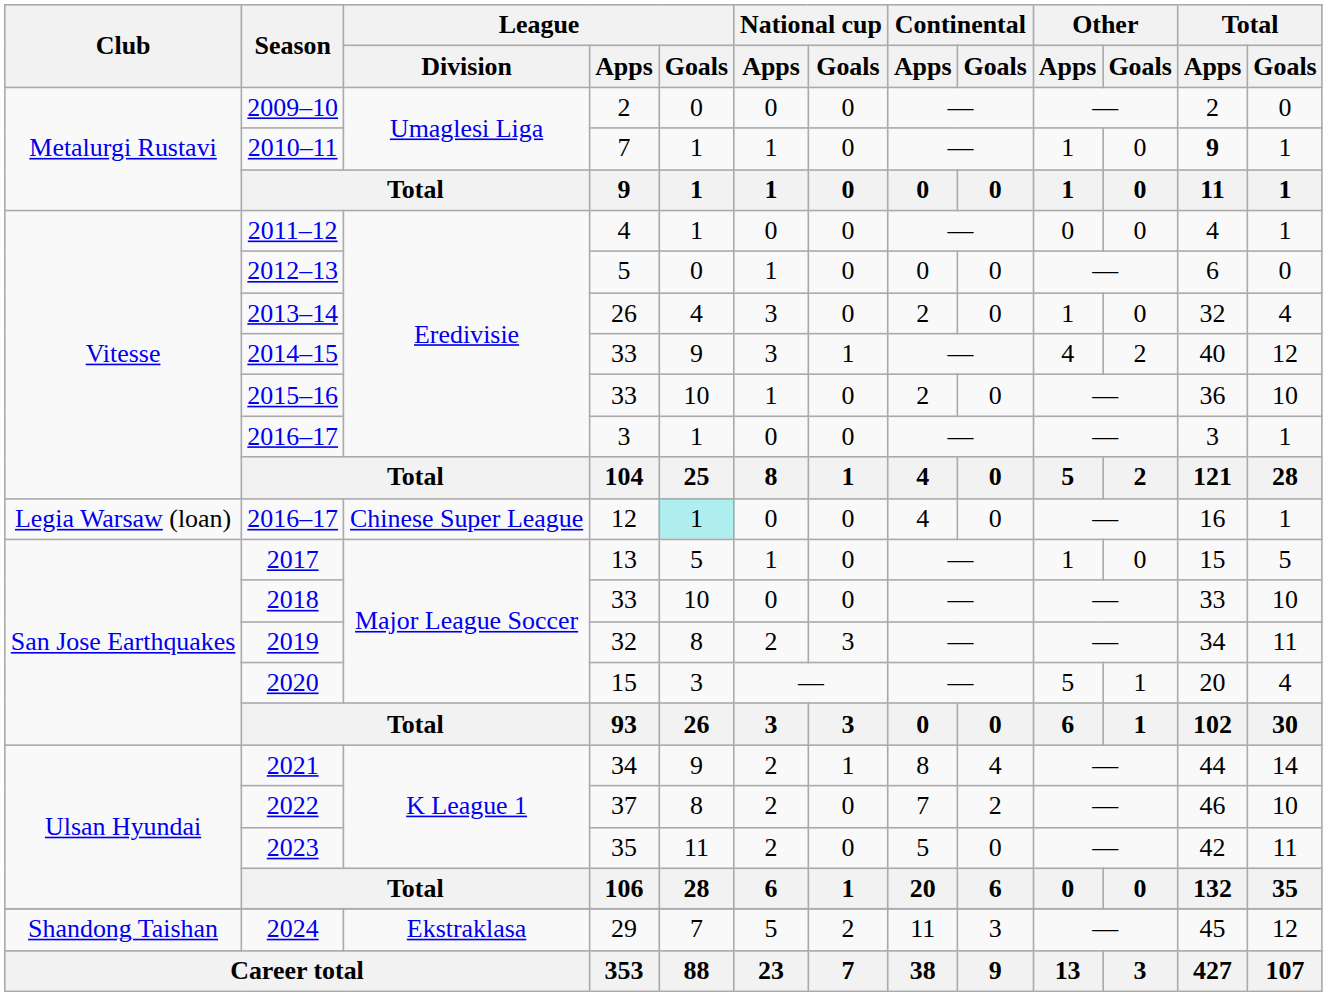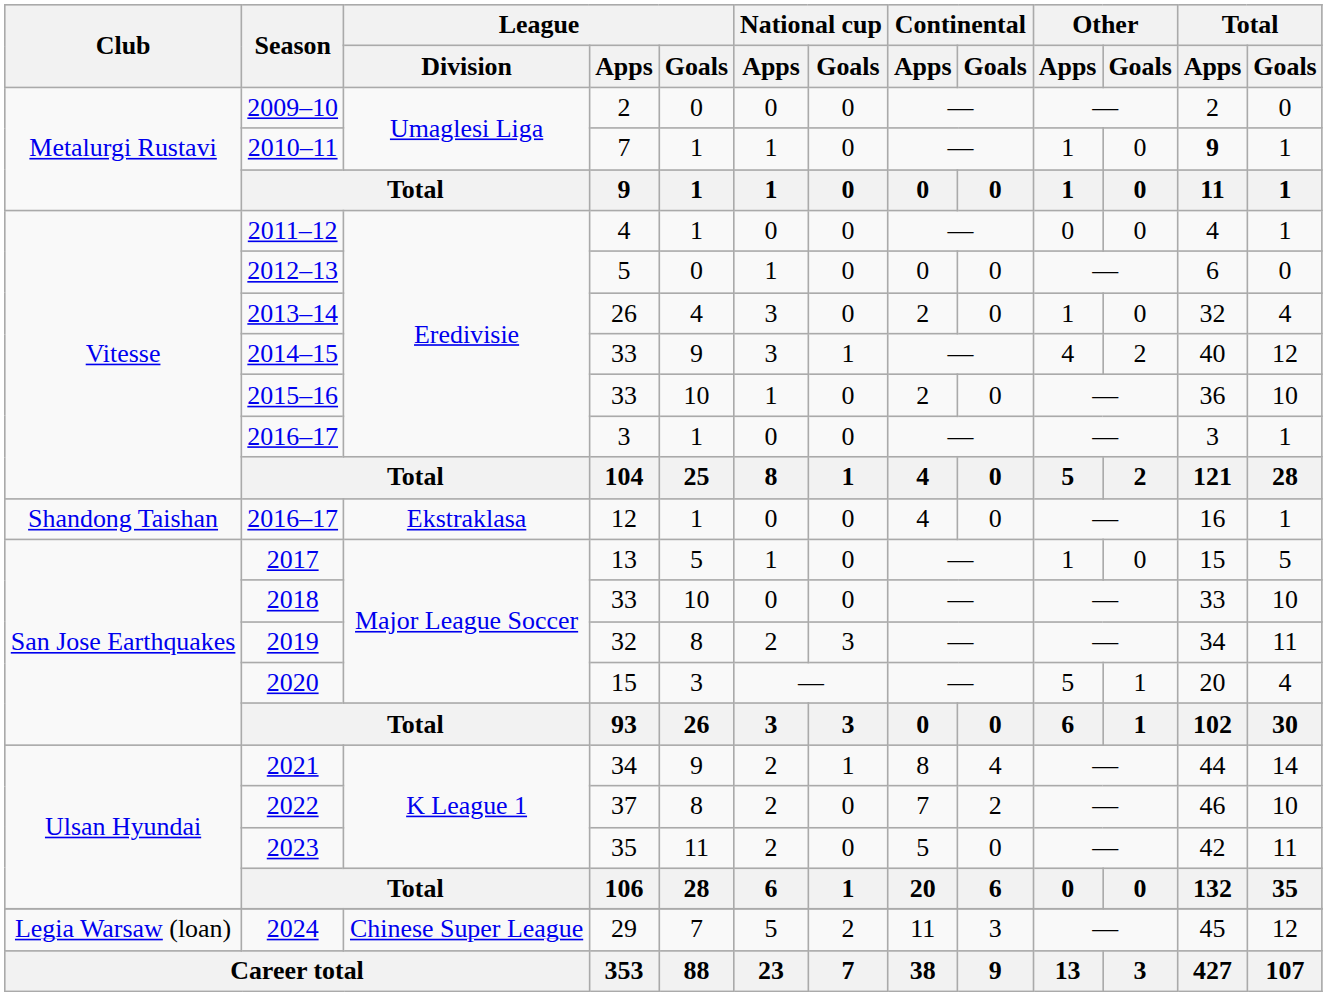(123, 518) Legia Warsaw (loan) -> (123, 518) Shandong Taishan
(467, 518) Chinese Super League -> (467, 518) Ekstraklasa
(696, 518) paleturquoise background -> (696, 518) no background
(123, 929) Shandong Taishan -> (123, 929) Legia Warsaw (loan)
(467, 929) Ekstraklasa -> (467, 929) Chinese Super League
